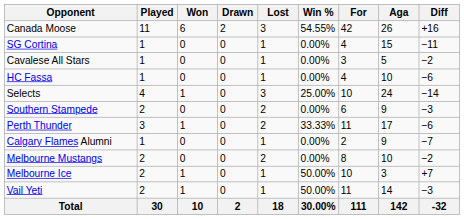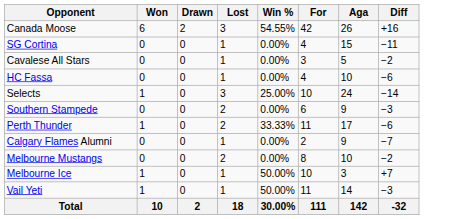- column: (157, 13)
